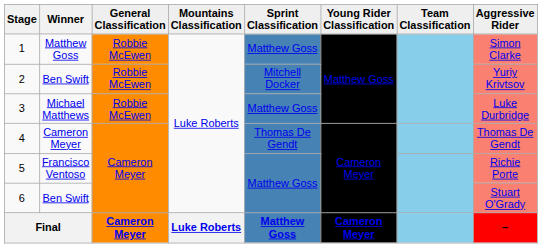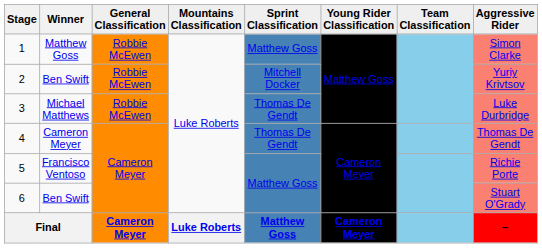(282, 109) Matthew Goss -> (282, 109) Thomas De Gendt
